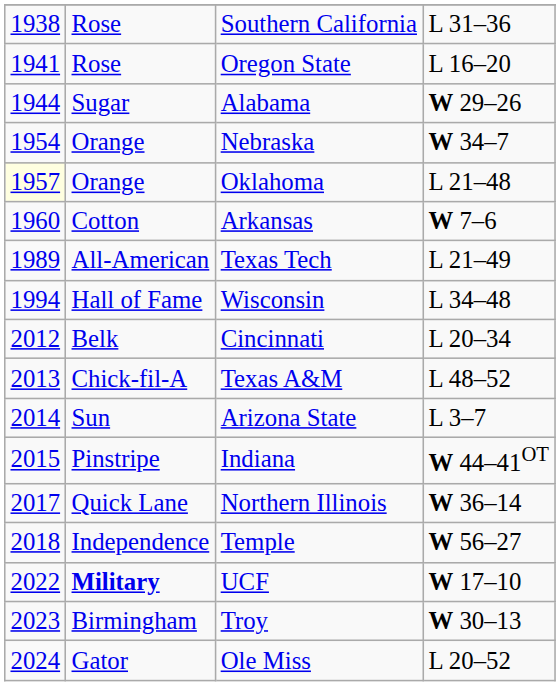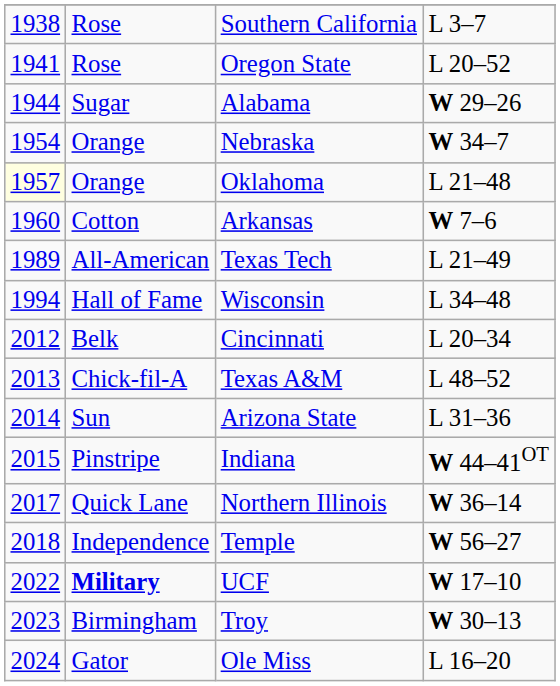(470, 24) L 31–36 -> (457, 24) L 3–7
(470, 63) L 16–20 -> (470, 63) L 20–52
(457, 417) L 3–7 -> (470, 417) L 31–36
(470, 660) L 20–52 -> (470, 660) L 16–20
